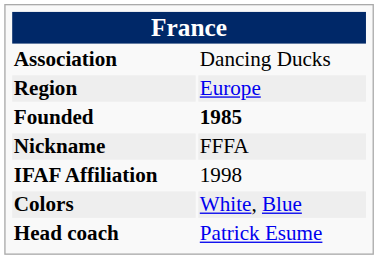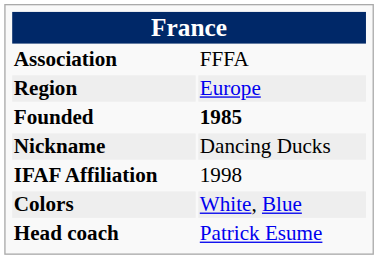(265, 59) Dancing Ducks -> (224, 59) FFFA
(224, 146) FFFA -> (265, 146) Dancing Ducks
